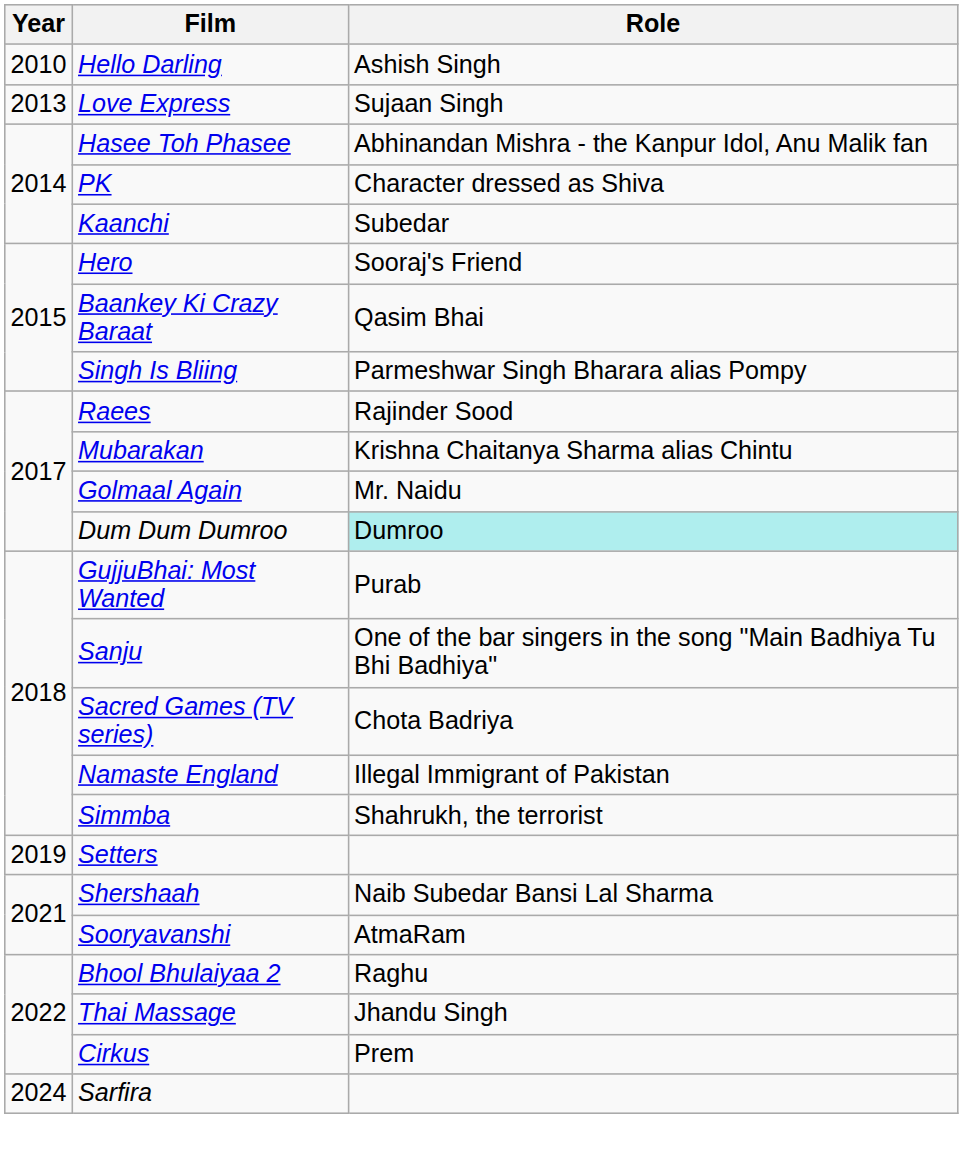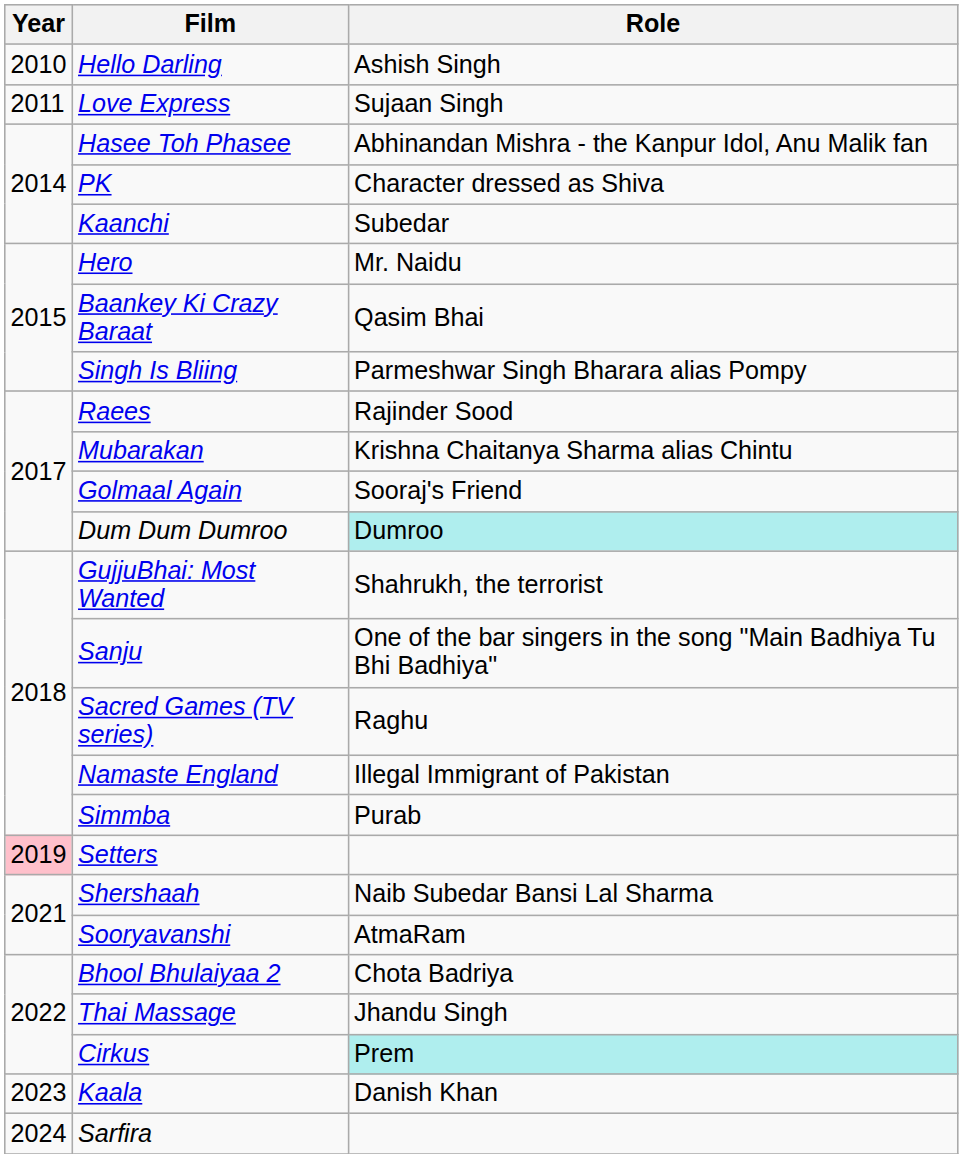(39, 104) 2013 -> (38, 104) 2011
(438, 263) Sooraj's Friend -> (408, 263) Mr. Naidu
(408, 490) Mr. Naidu -> (438, 490) Sooraj's Friend
(388, 584) Purab -> (478, 584) Shahrukh, the terrorist
(434, 720) Chota Badriya -> (391, 720) Raghu
(478, 814) Shahrukh, the terrorist -> (388, 814) Purab
(39, 854) no background -> (39, 854) pink background
(391, 974) Raghu -> (434, 974) Chota Badriya
(384, 1053) no background -> (384, 1053) paleturquoise background
+ row: (110, 1093)
